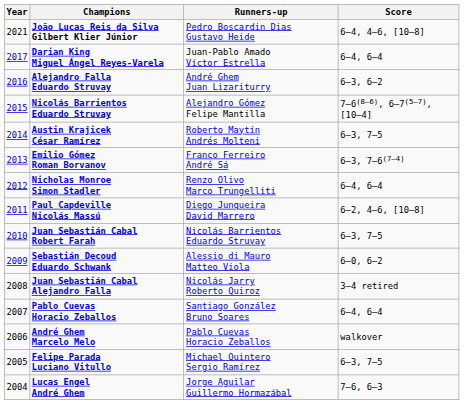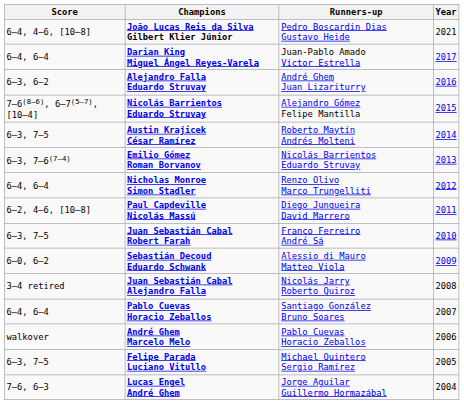columns swapped: (17, 11) <-> (398, 11)
(226, 160) Franco Ferreiro André Sá -> (329, 160) Nicolás Barrientos Eduardo Struvay
(234, 236) Nicolás Barrientos Eduardo Struvay -> (321, 236) Franco Ferreiro André Sá
